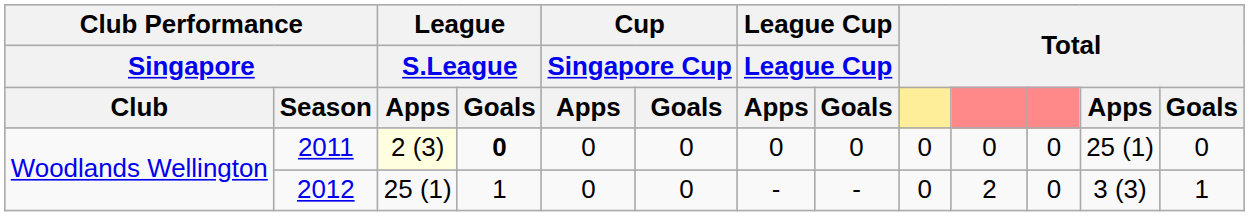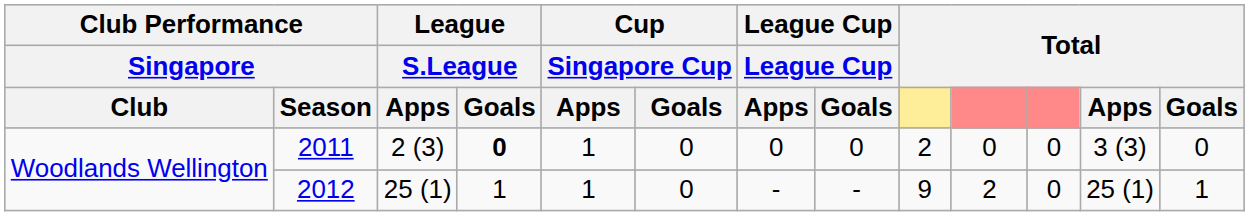(418, 148) lightyellow background -> (418, 148) no background
(588, 148) 0 -> (588, 148) 1
(925, 148) 0 -> (925, 148) 2
(1120, 148) 25 (1) -> (1120, 148) 3 (3)
(588, 189) 0 -> (588, 189) 1
(925, 189) 0 -> (925, 189) 9
(1120, 189) 3 (3) -> (1120, 189) 25 (1)
